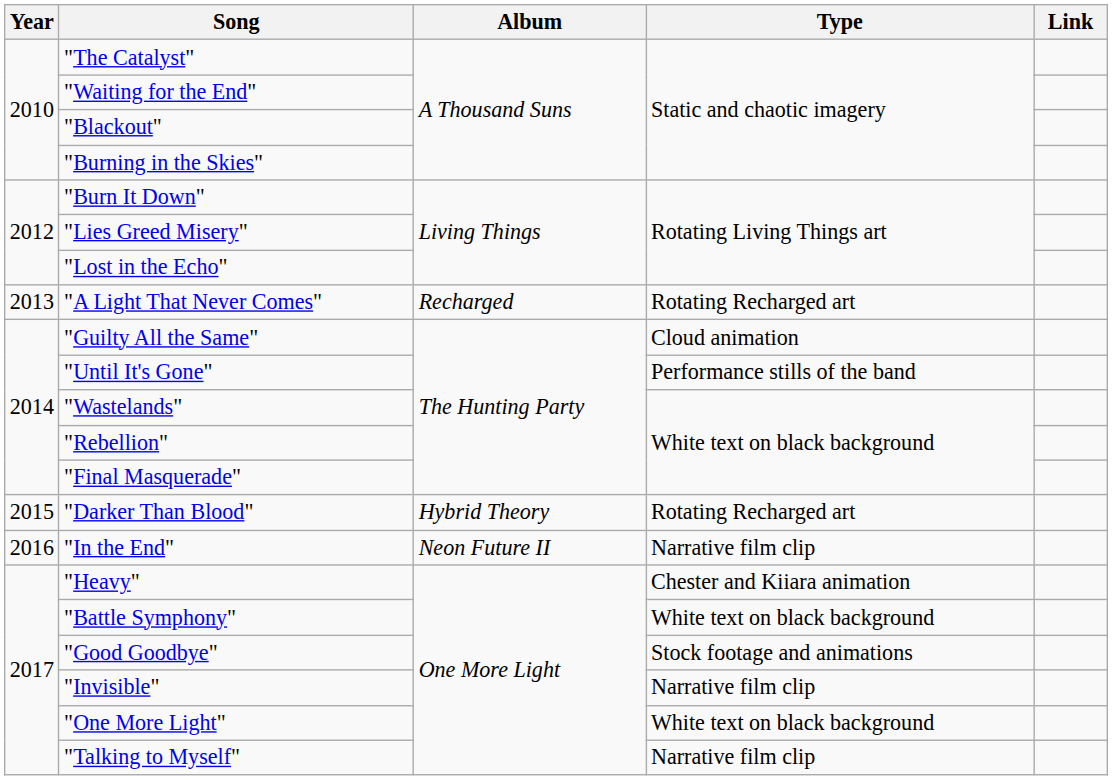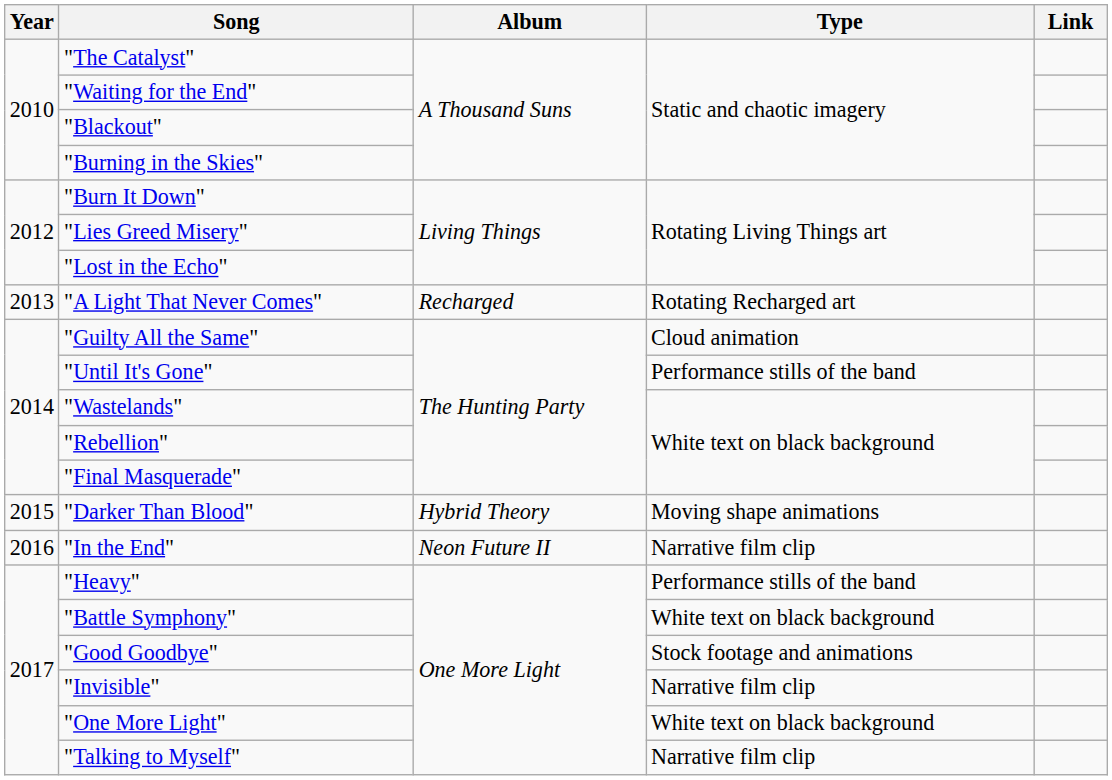(753, 512) Rotating Recharged art -> (765, 512) Moving shape animations
(781, 582) Chester and Kiiara animation -> (783, 582) Performance stills of the band
